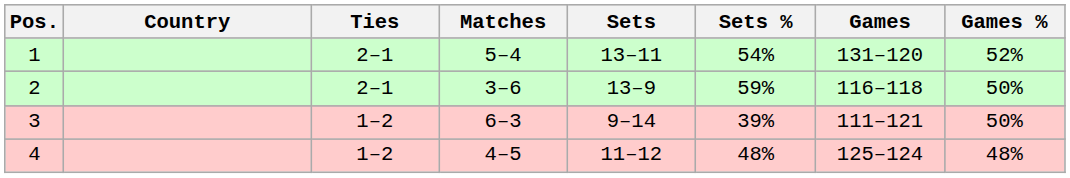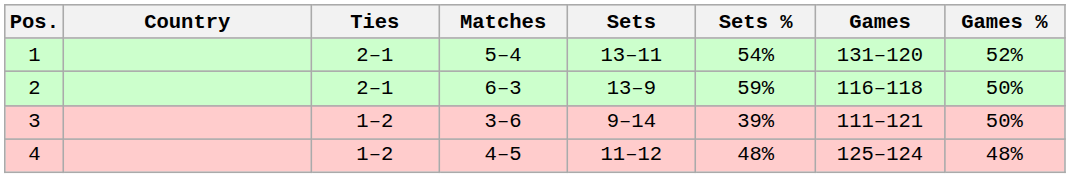(503, 88) 3–6 -> (503, 88) 6–3
(503, 122) 6–3 -> (503, 122) 3–6
